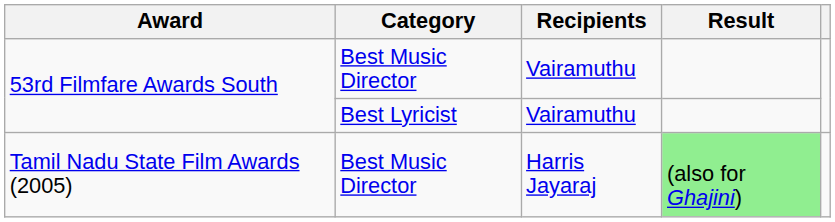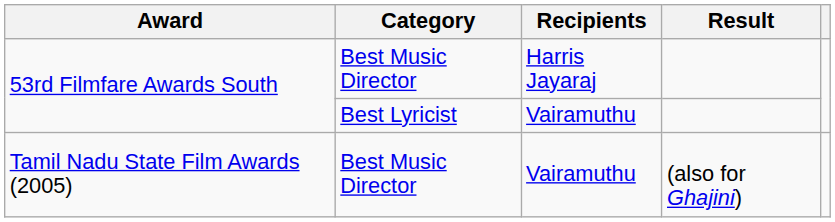(581, 68) Vairamuthu -> (561, 68) Harris Jayaraj
(561, 174) Harris Jayaraj -> (581, 174) Vairamuthu
(706, 186) lightgreen background -> (706, 186) no background
